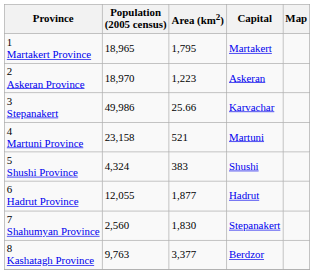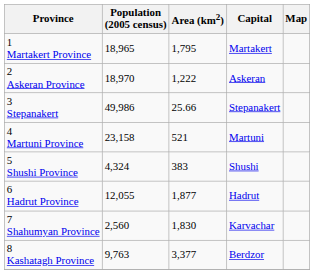(184, 78) 1,223 -> (184, 78) 1,222
(252, 107) Karvachar -> (255, 107) Stepanakert
(255, 225) Stepanakert -> (252, 225) Karvachar
